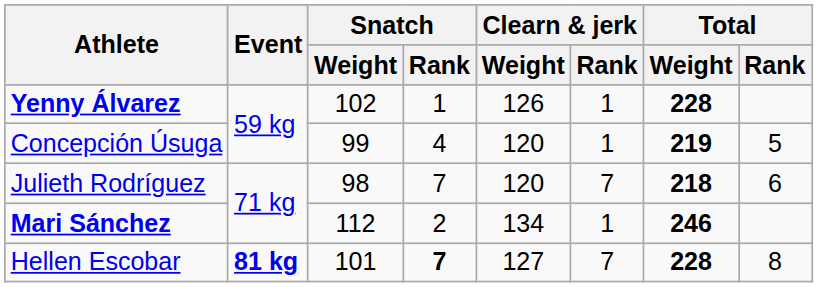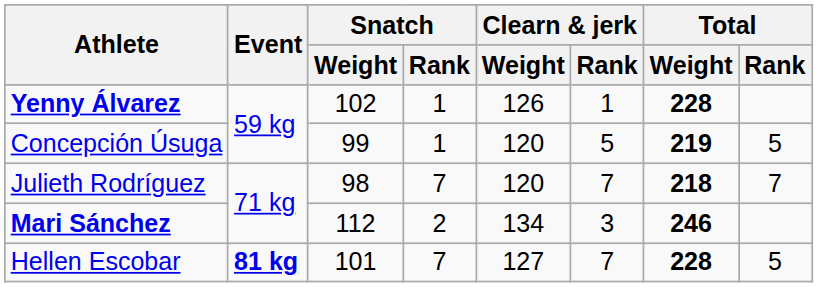(439, 144) 4 -> (439, 144) 1
(607, 144) 1 -> (607, 144) 5
(775, 183) 6 -> (775, 183) 7
(607, 223) 1 -> (607, 223) 3
(439, 263) bold -> (439, 263) normal
(775, 263) 8 -> (775, 263) 5
